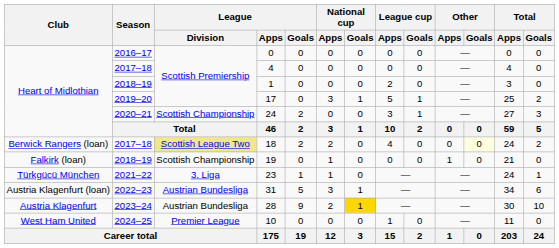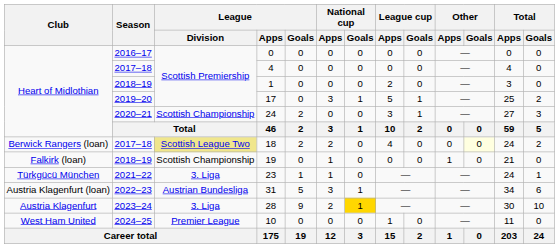(205, 205) Austrian Bundesliga -> (205, 205) 3. Liga
